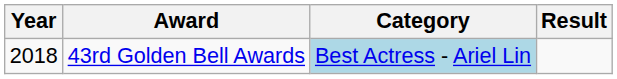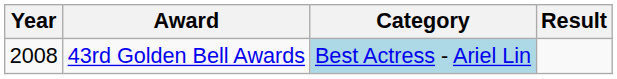(34, 55) 2018 -> (34, 55) 2008
